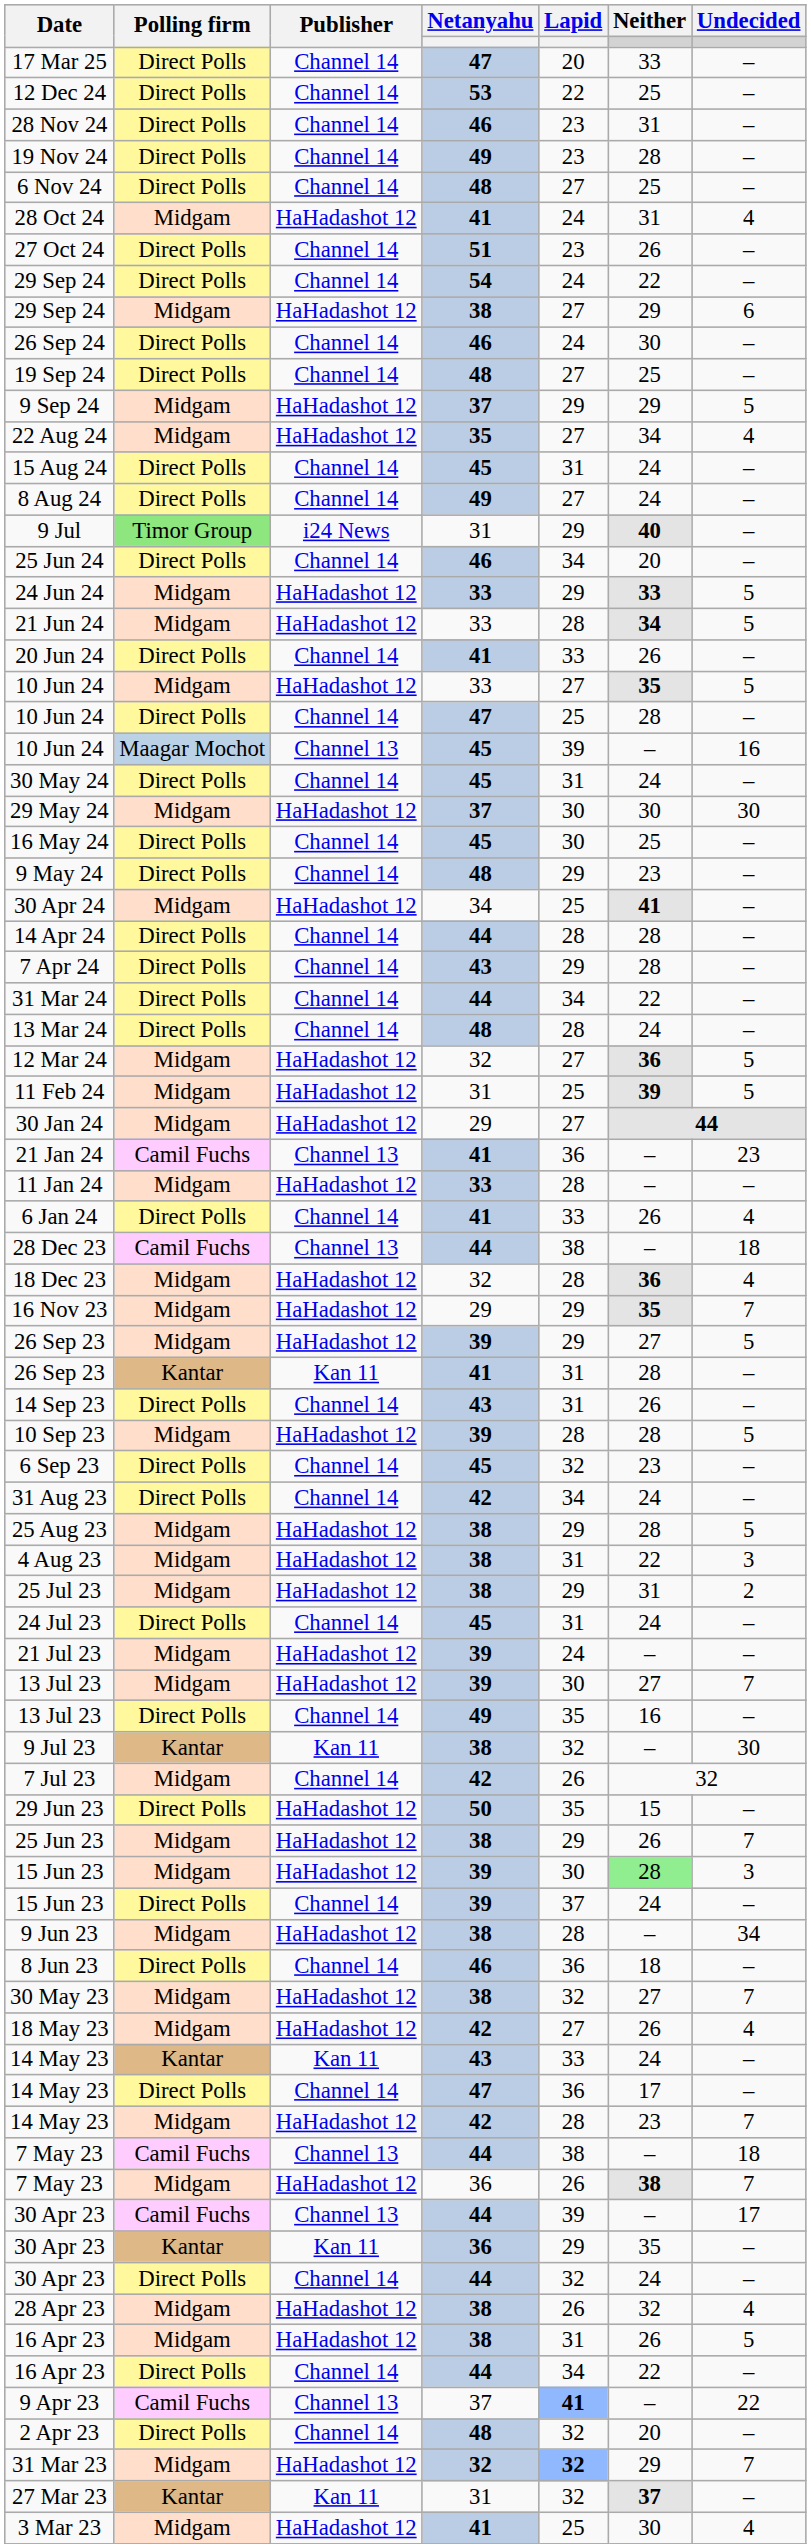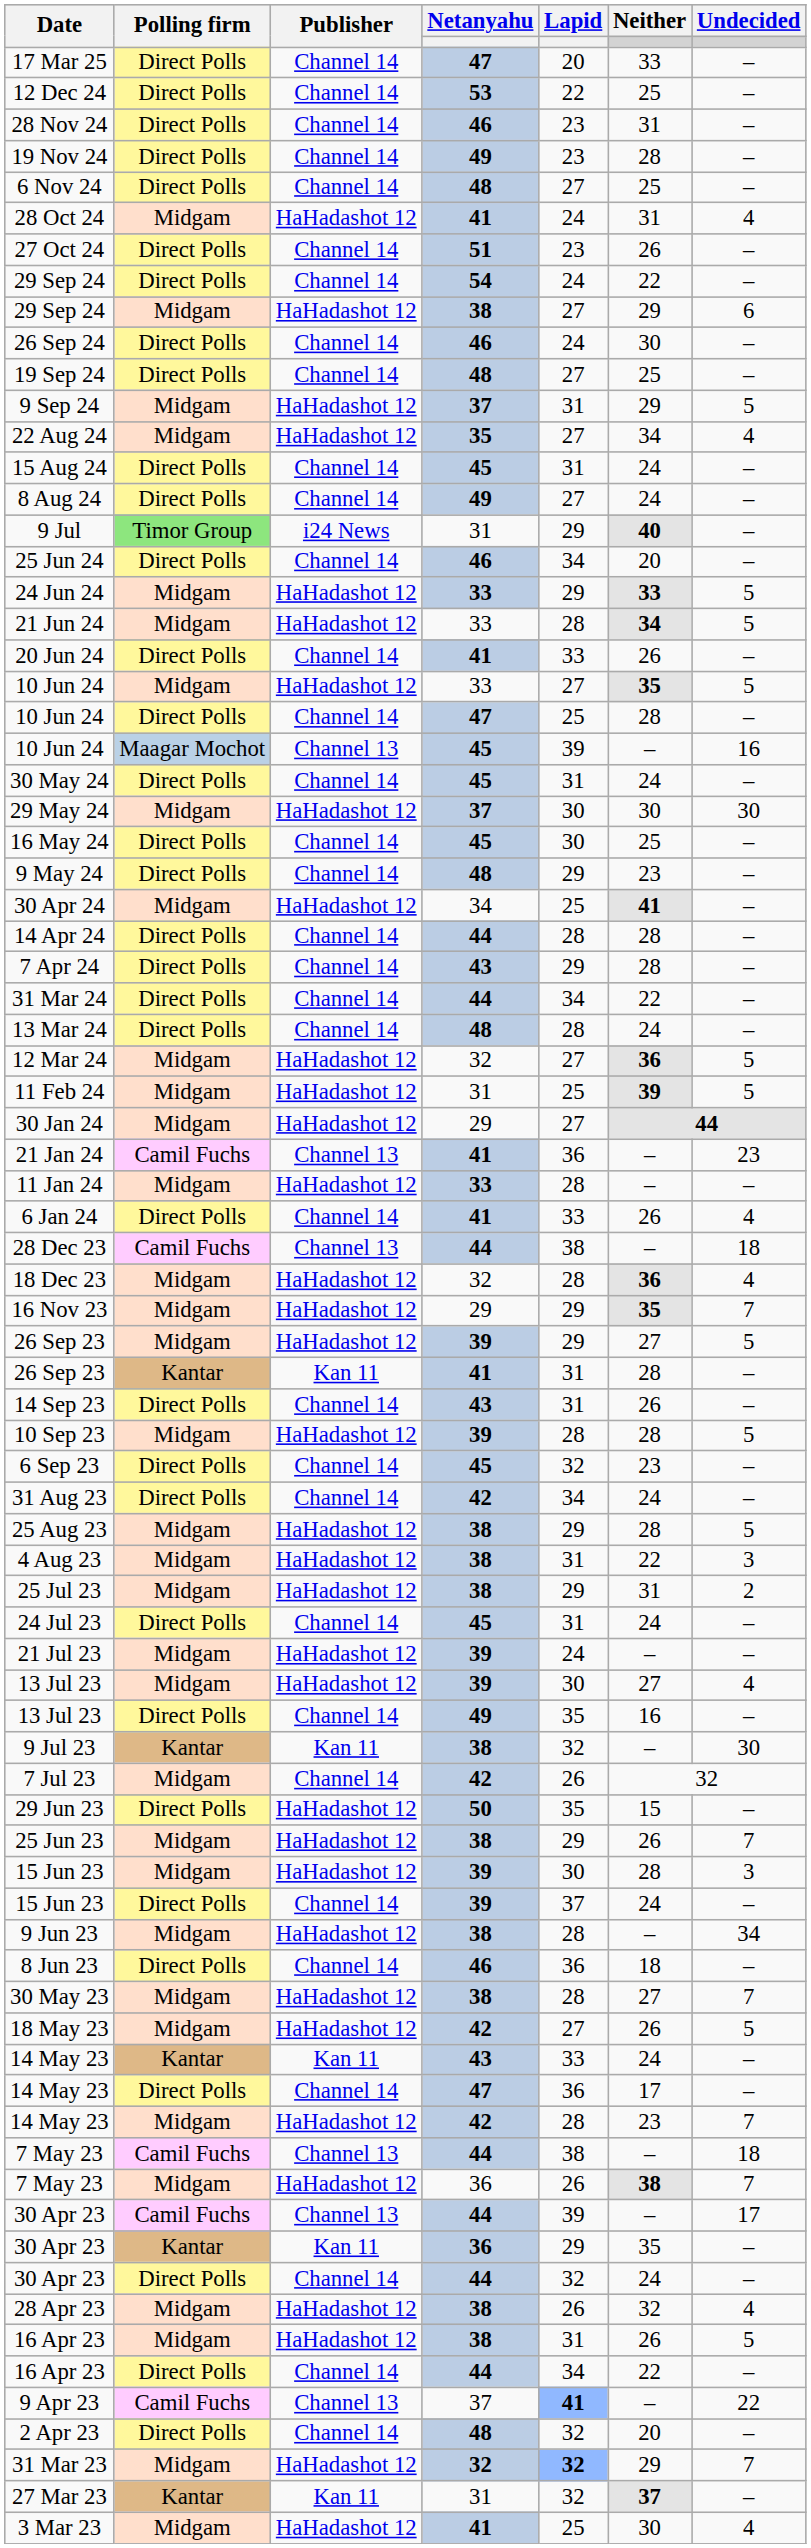(573, 405) 29 -> (573, 405) 31
(749, 1685) 7 -> (749, 1685) 4
(650, 1872) lightgreen background -> (650, 1872) no background
(573, 1997) 32 -> (573, 1997) 28
(749, 2028) 4 -> (749, 2028) 5
